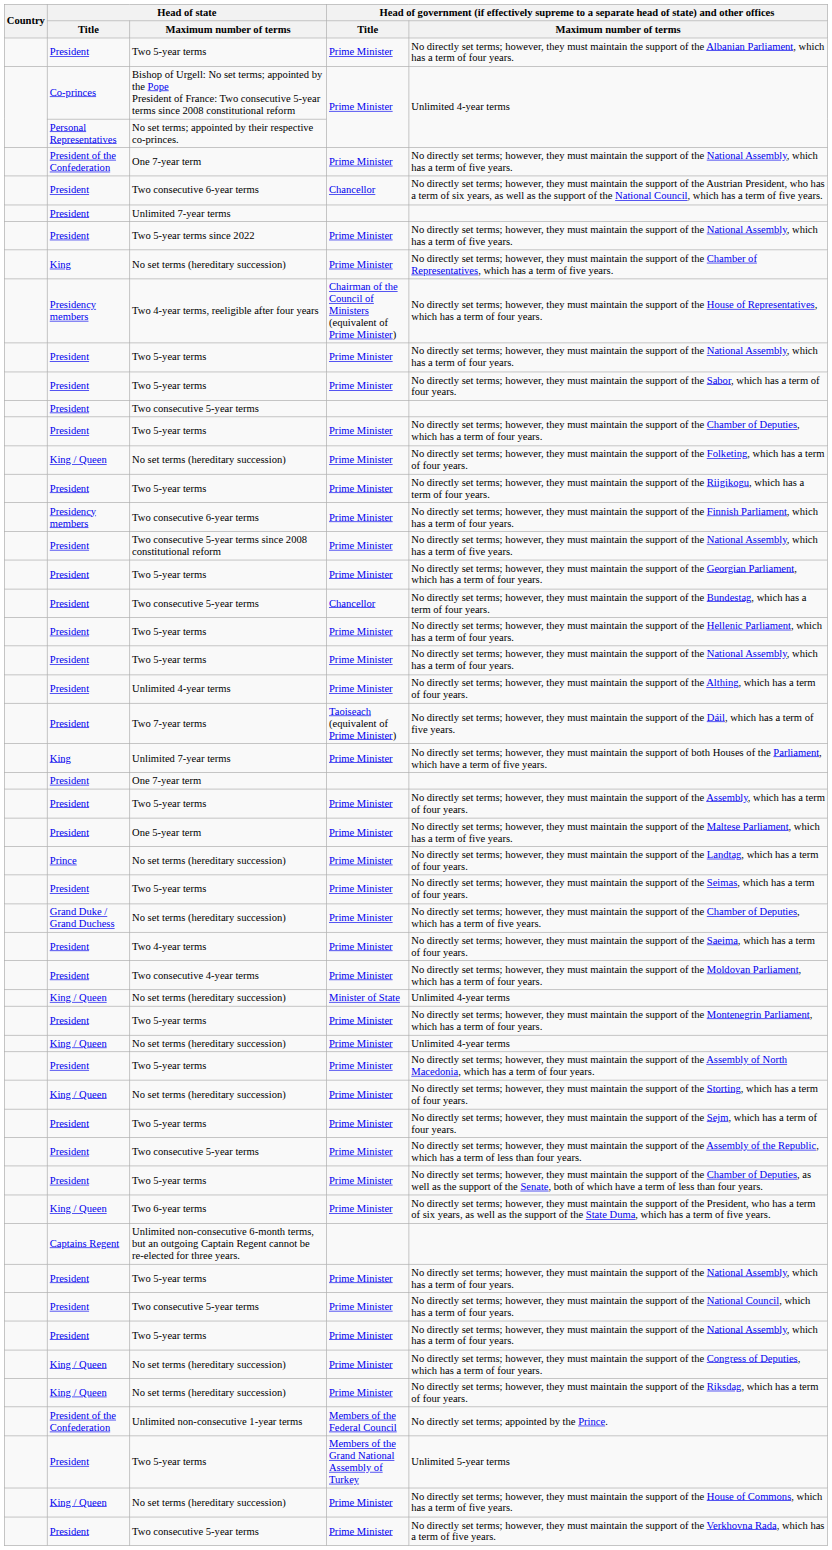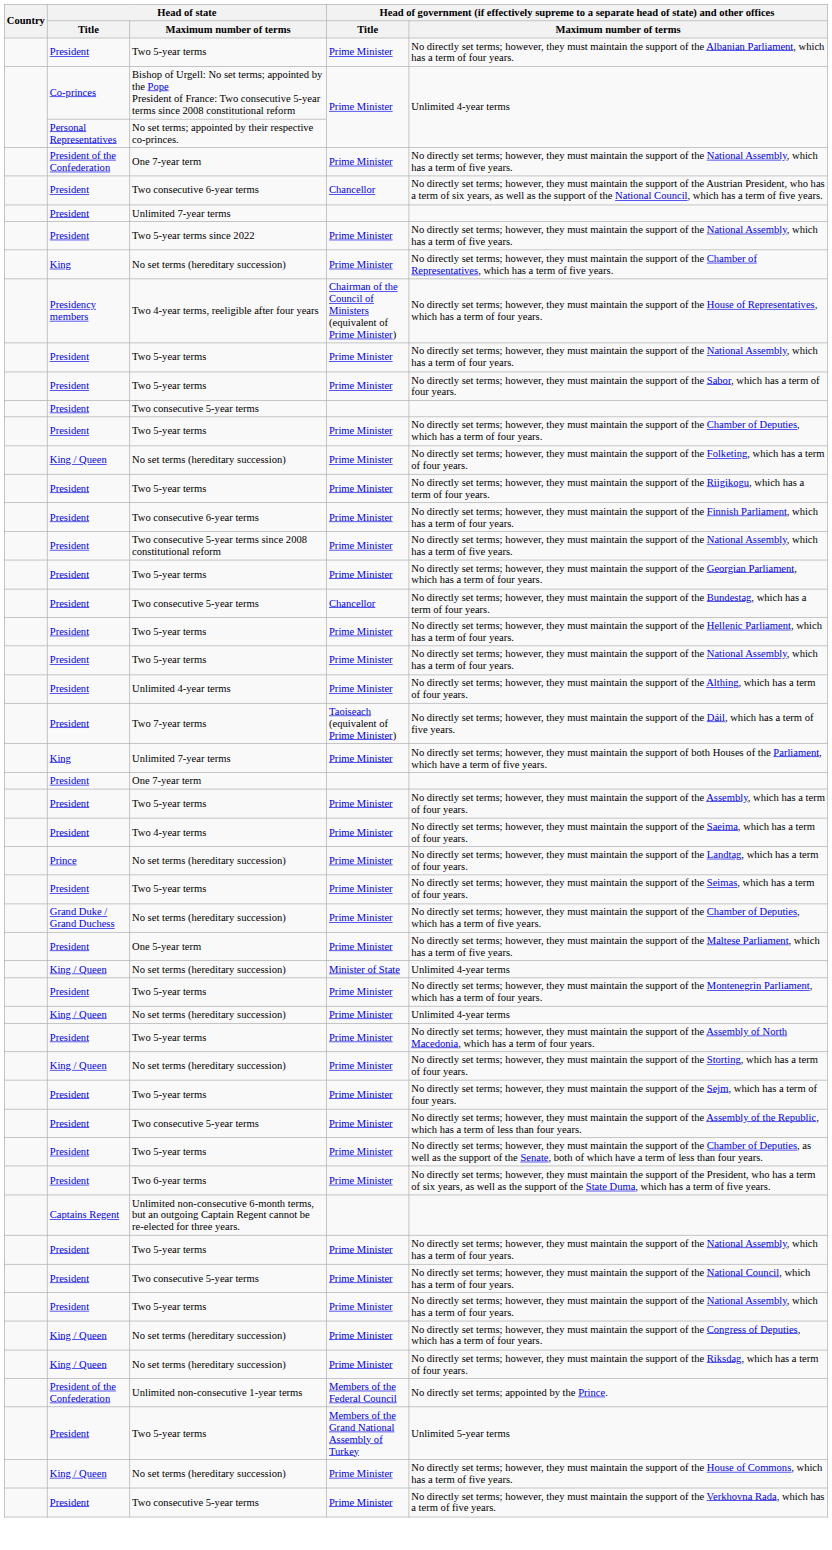(73, 517) Presidency members -> (69, 517) President
rows swapped: (169, 946) <-> (167, 832)
- row: (195, 975)
(78, 1209) King / Queen -> (69, 1180) President
